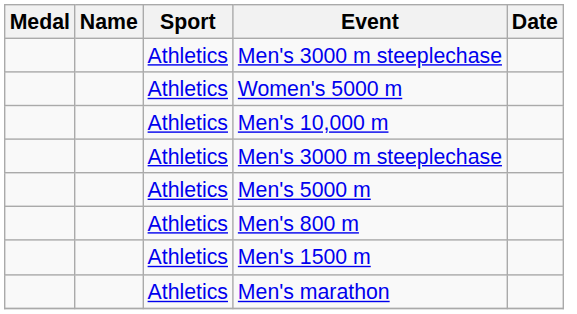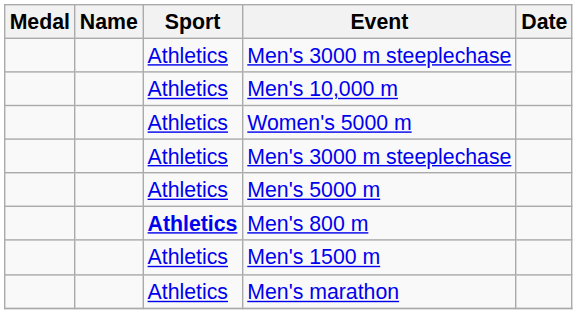rows swapped: (40, 89) <-> (40, 123)
(188, 224) normal -> (193, 224) bold
